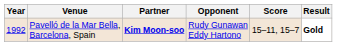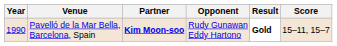columns swapped: (276, 12) <-> (317, 12)
(16, 30) 1992 -> (16, 30) 1990
